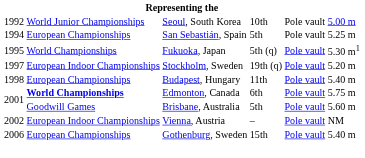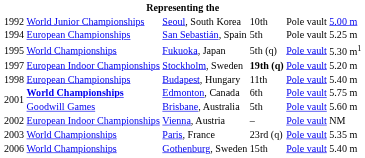(266, 65) normal -> (267, 65) bold
+ row: (189, 135)
(79, 135) European Championships -> (72, 149) World Championships
